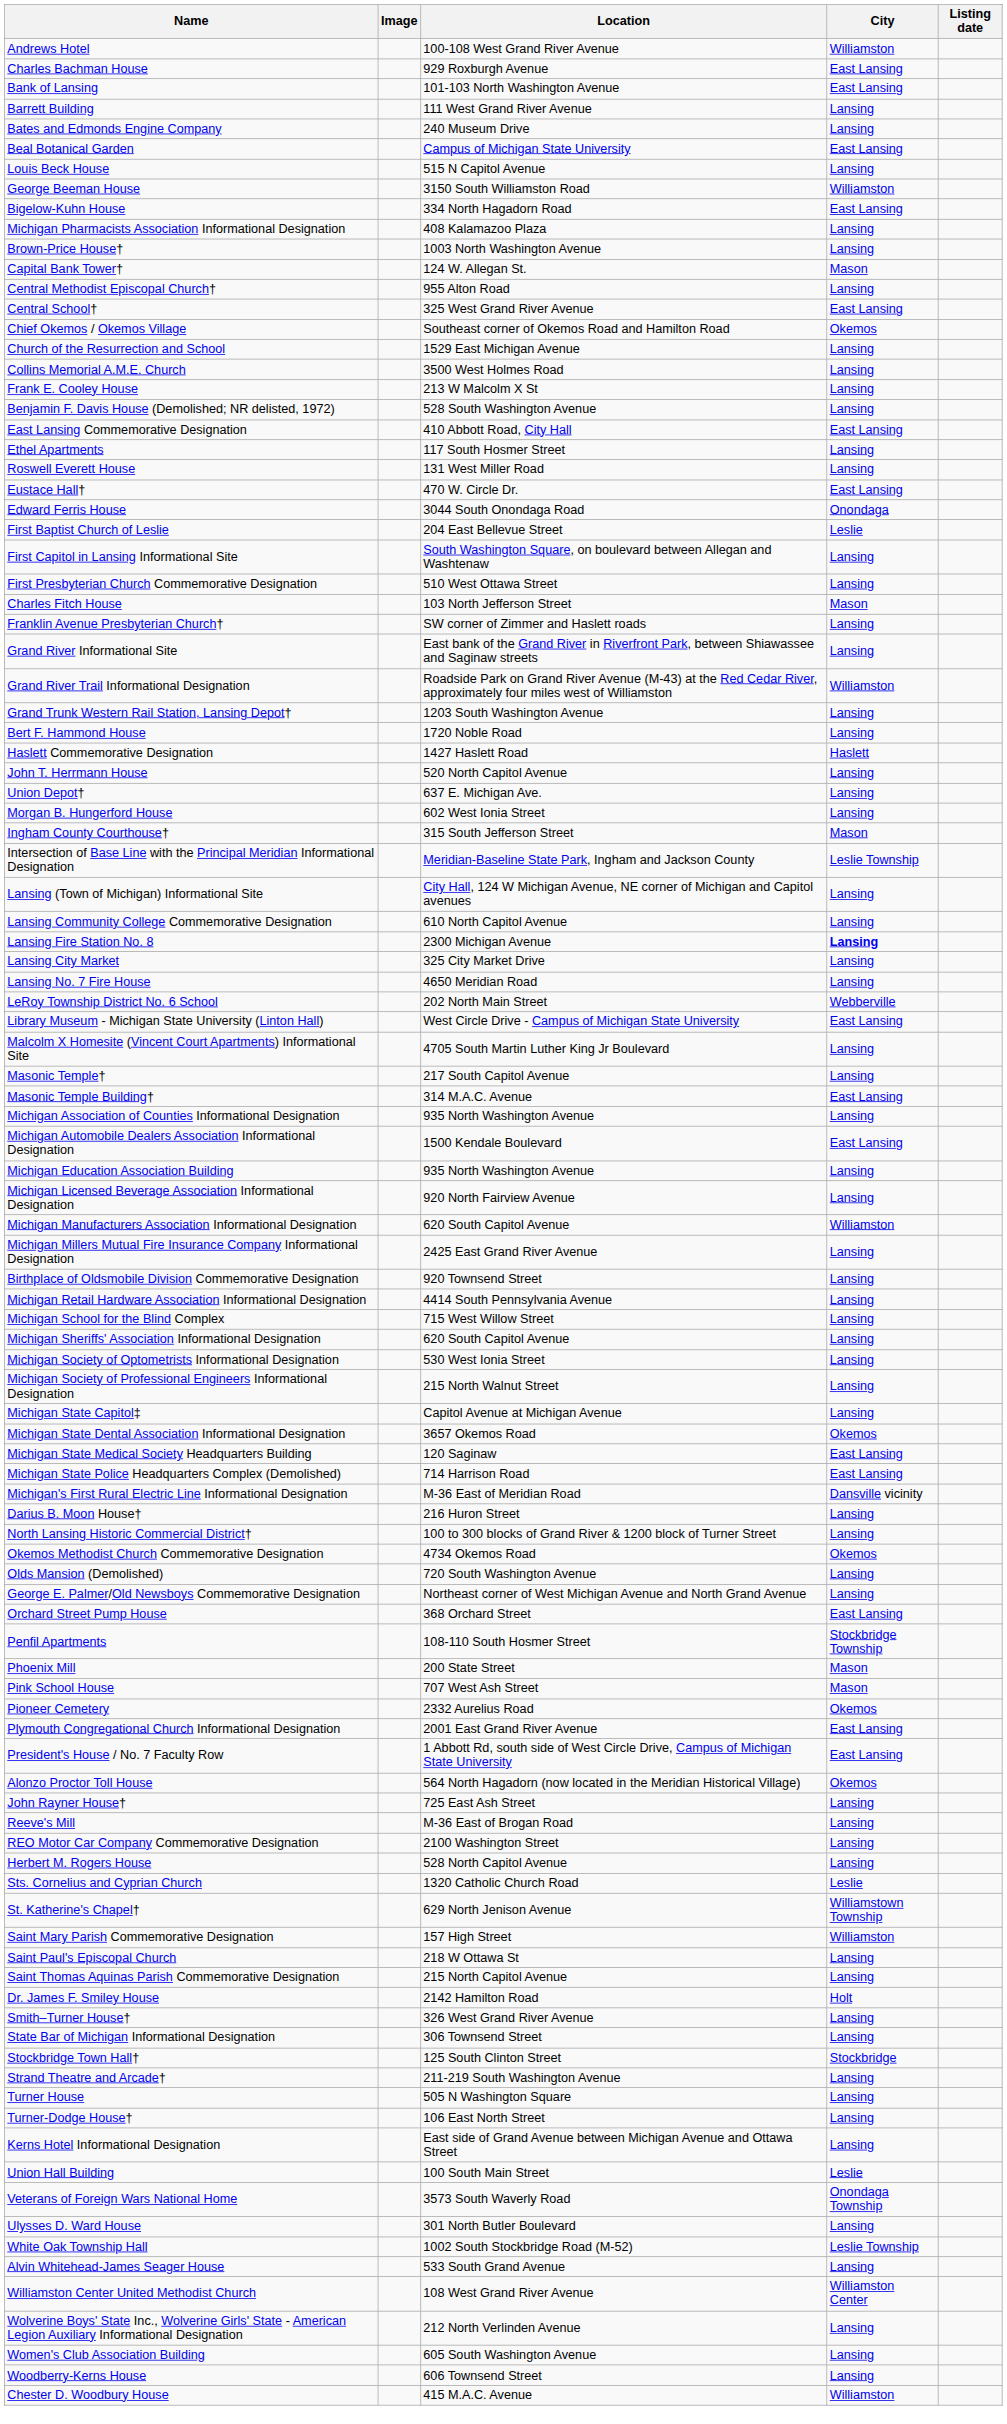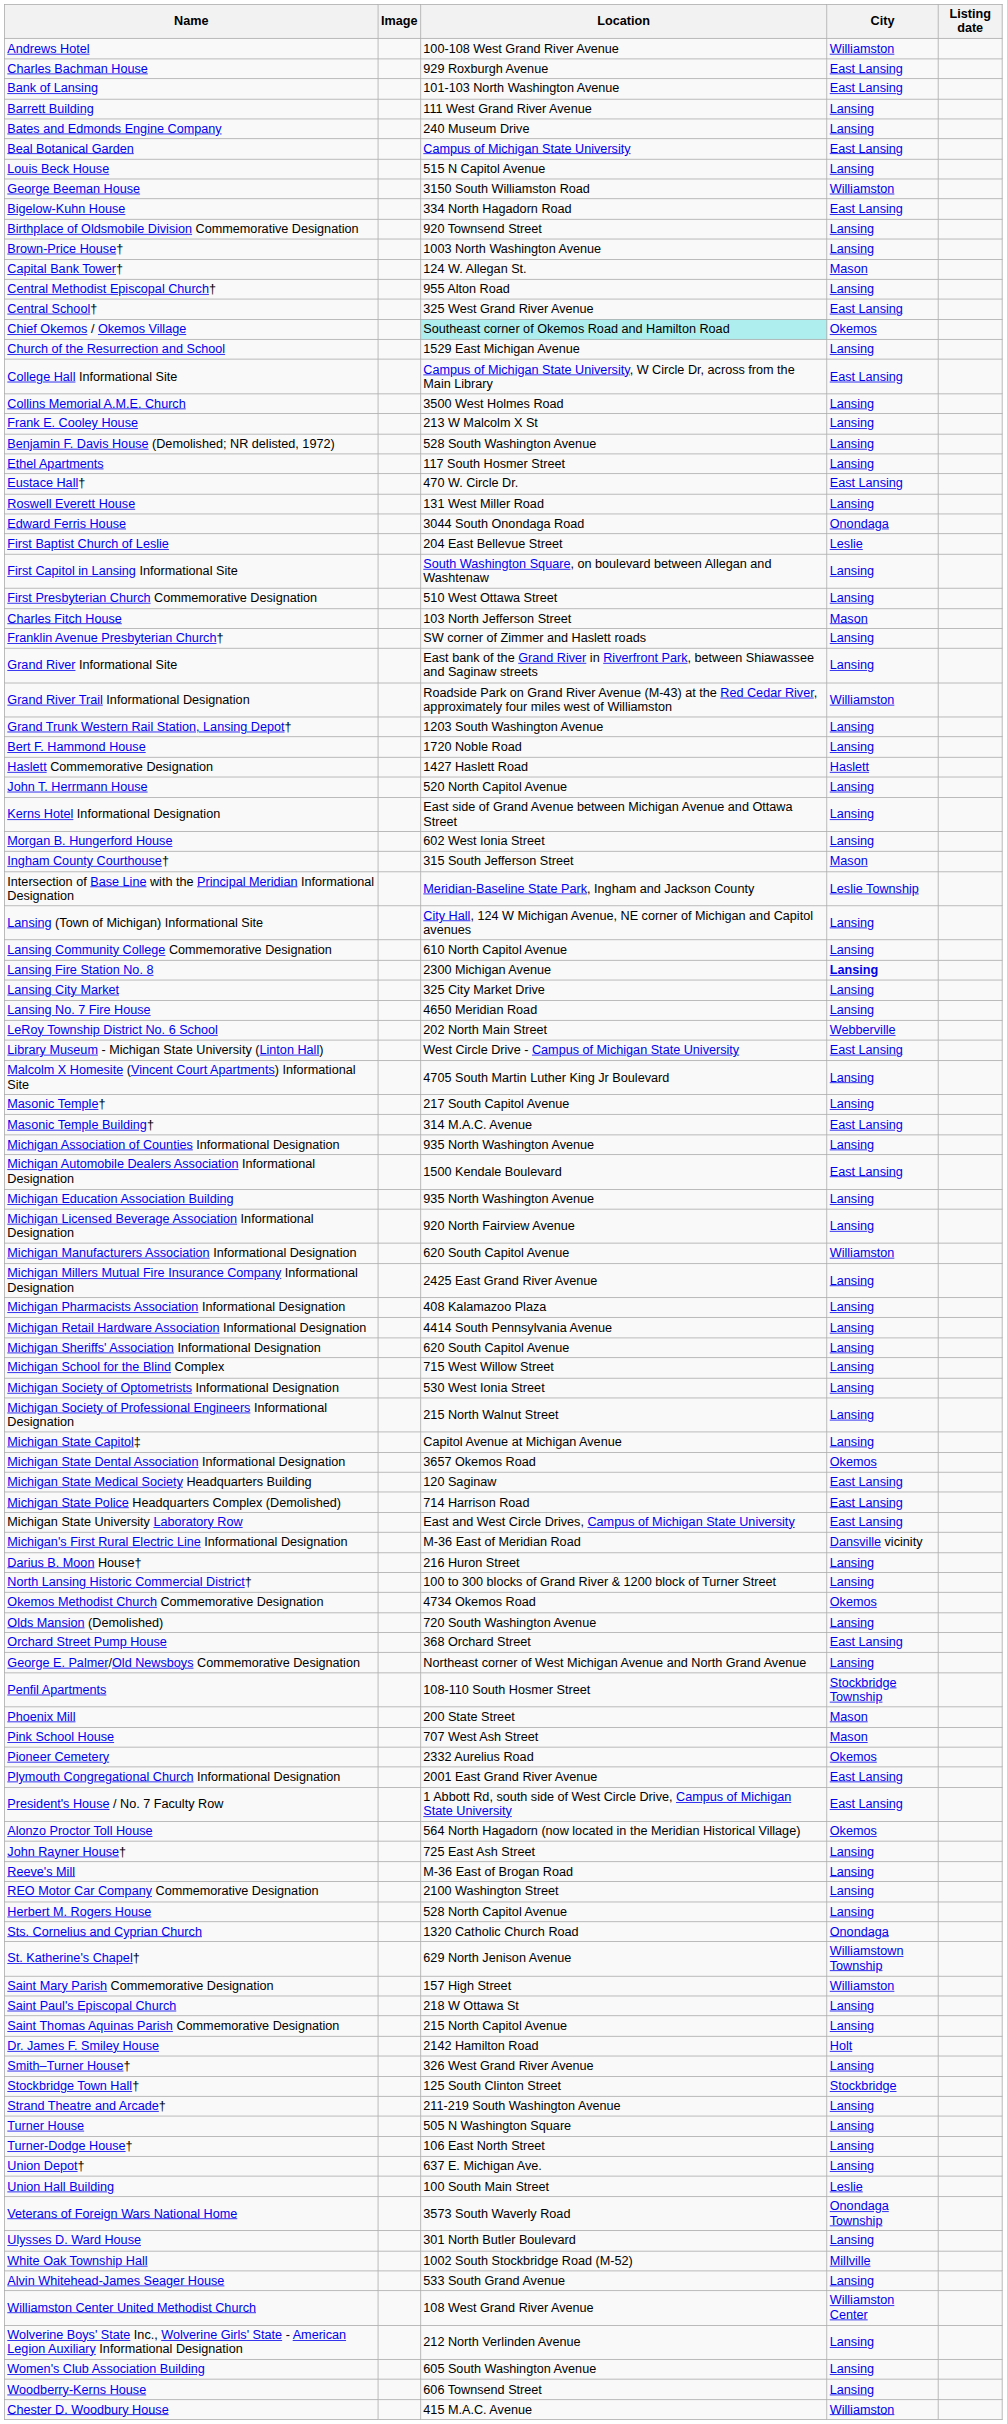rows swapped: (183, 1279) <-> (176, 229)
(576, 329) no background -> (576, 329) paleturquoise background
+ row: (92, 376)
- row: (127, 429)
rows swapped: (46, 489) <-> (71, 469)
rows swapped: (114, 2145) <-> (46, 793)
rows swapped: (116, 1319) <-> (164, 1339)
+ row: (125, 1522)
rows swapped: (87, 1614) <-> (184, 1594)
(846, 1883) Leslie -> (859, 1931) Onondaga
- row: (141, 2037)
(874, 2246) Leslie Township -> (850, 2260) Millville
